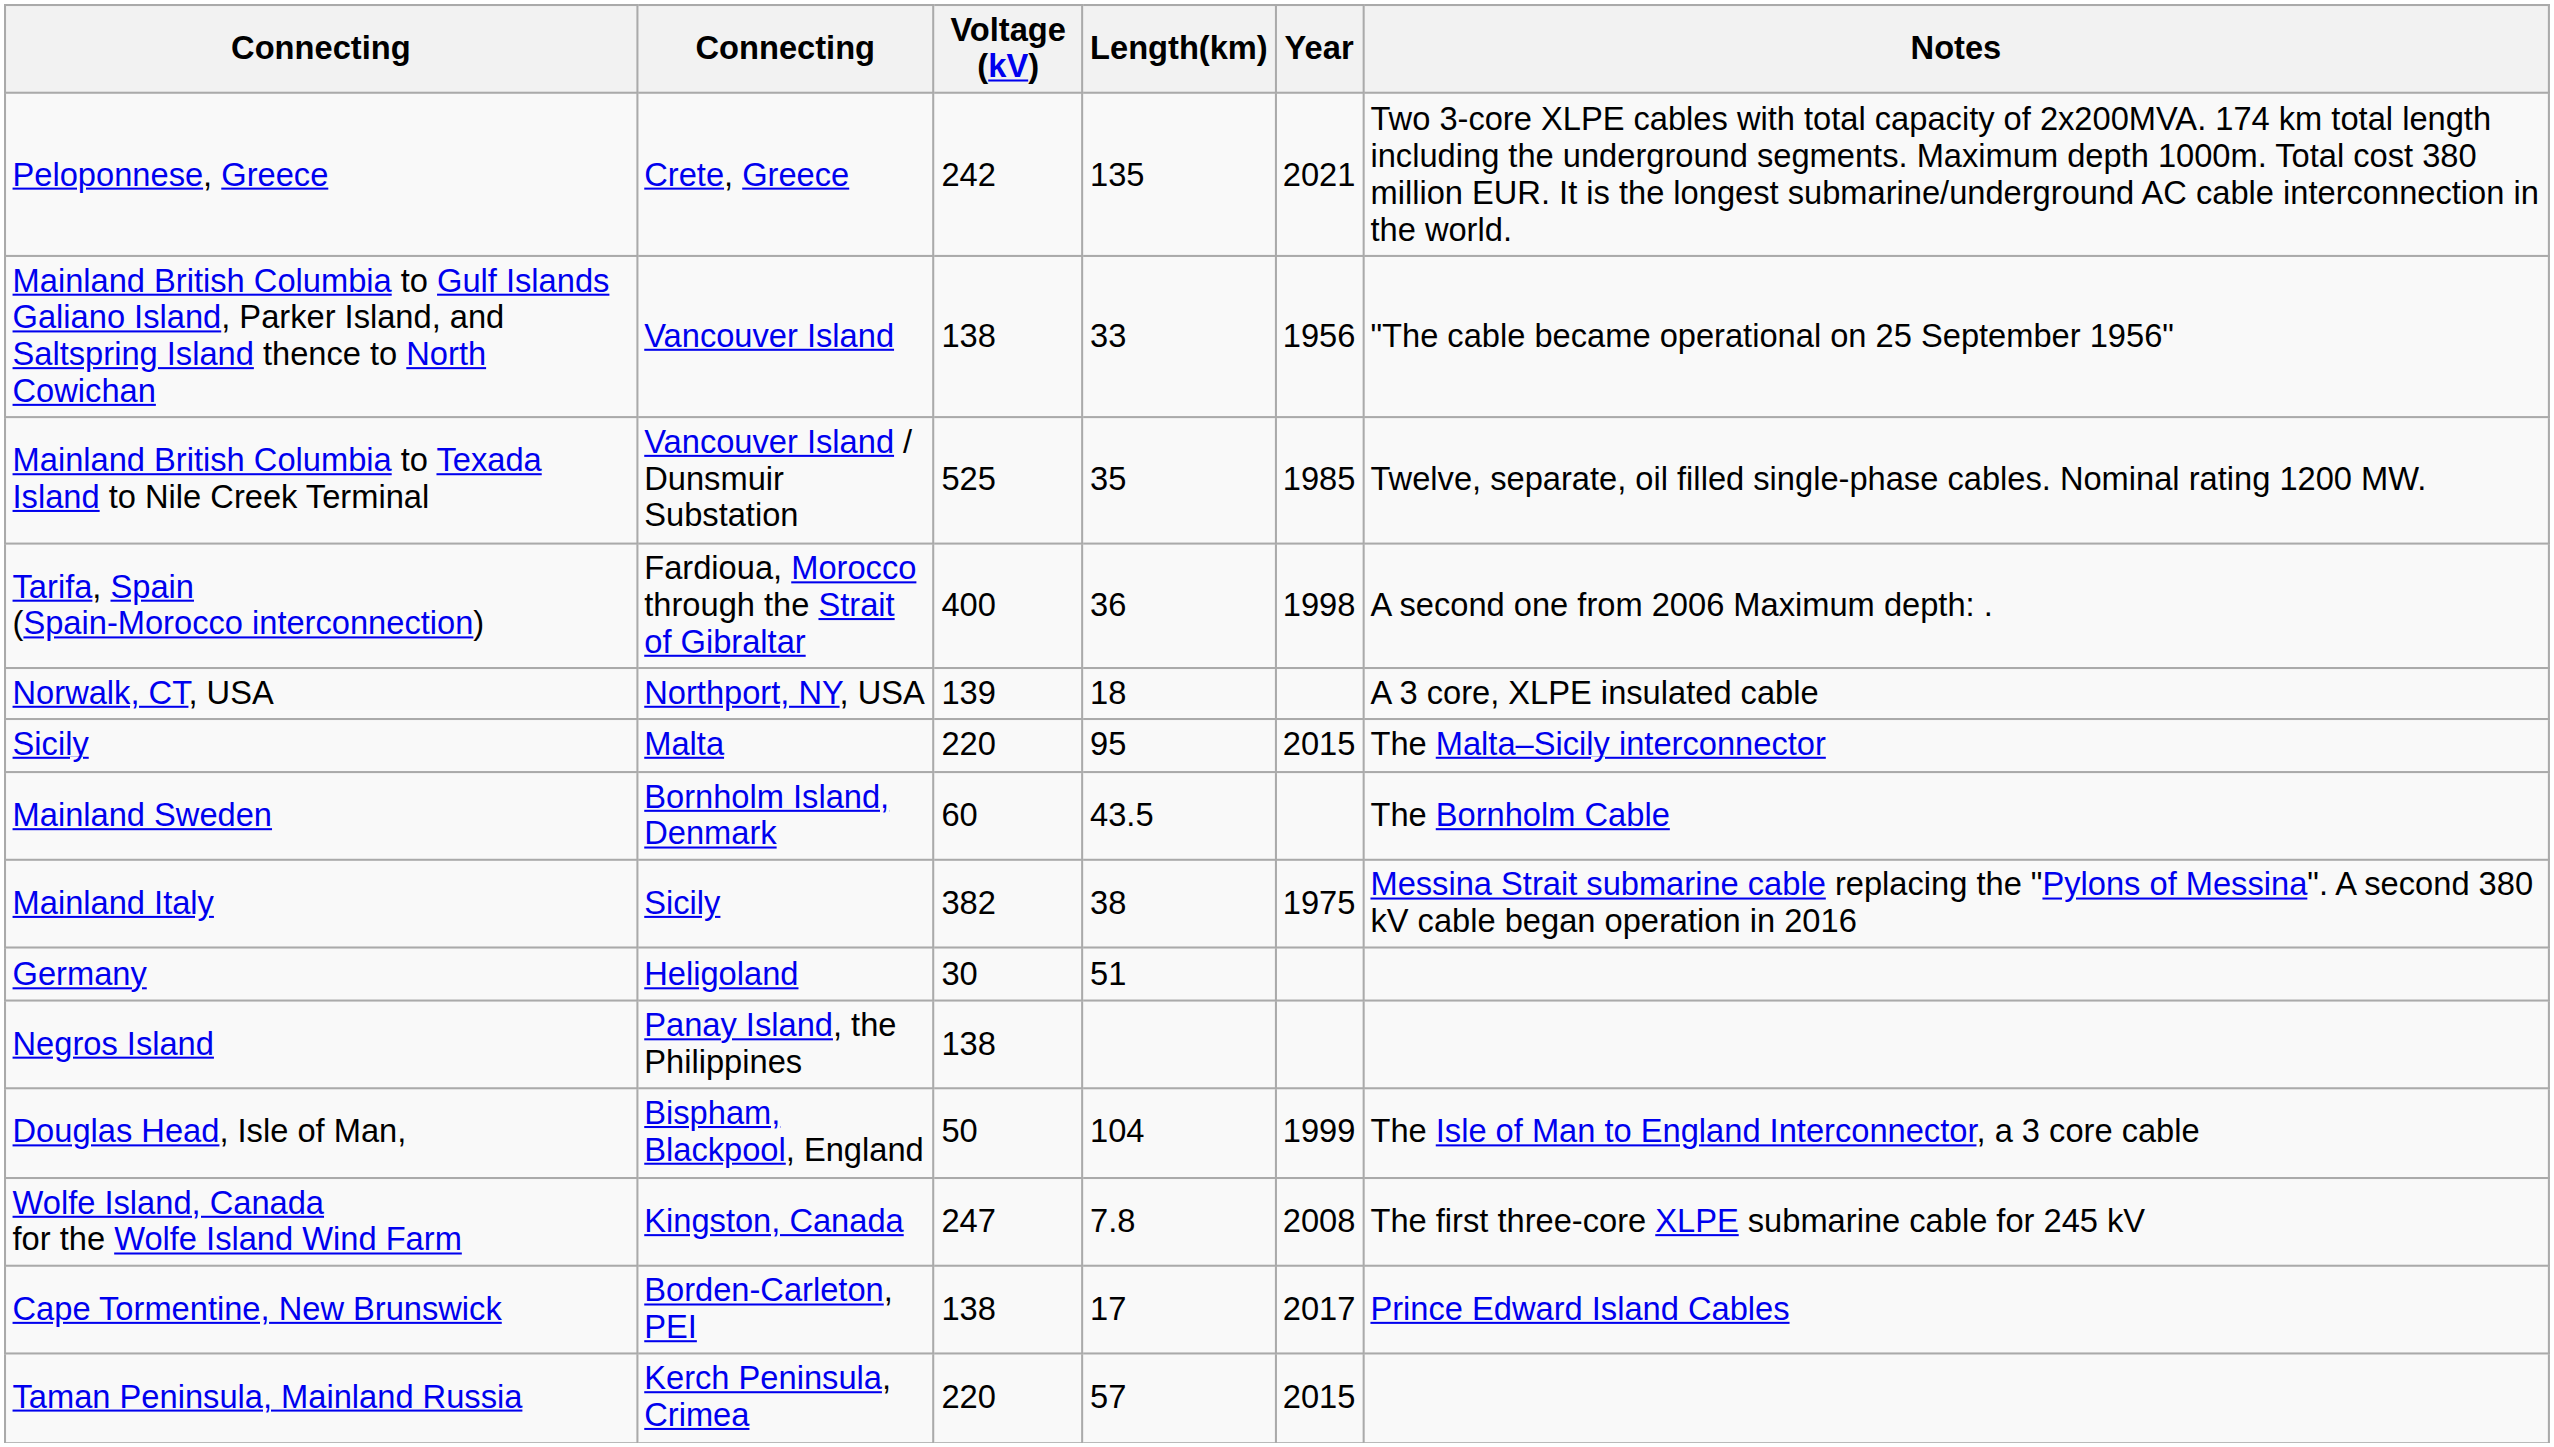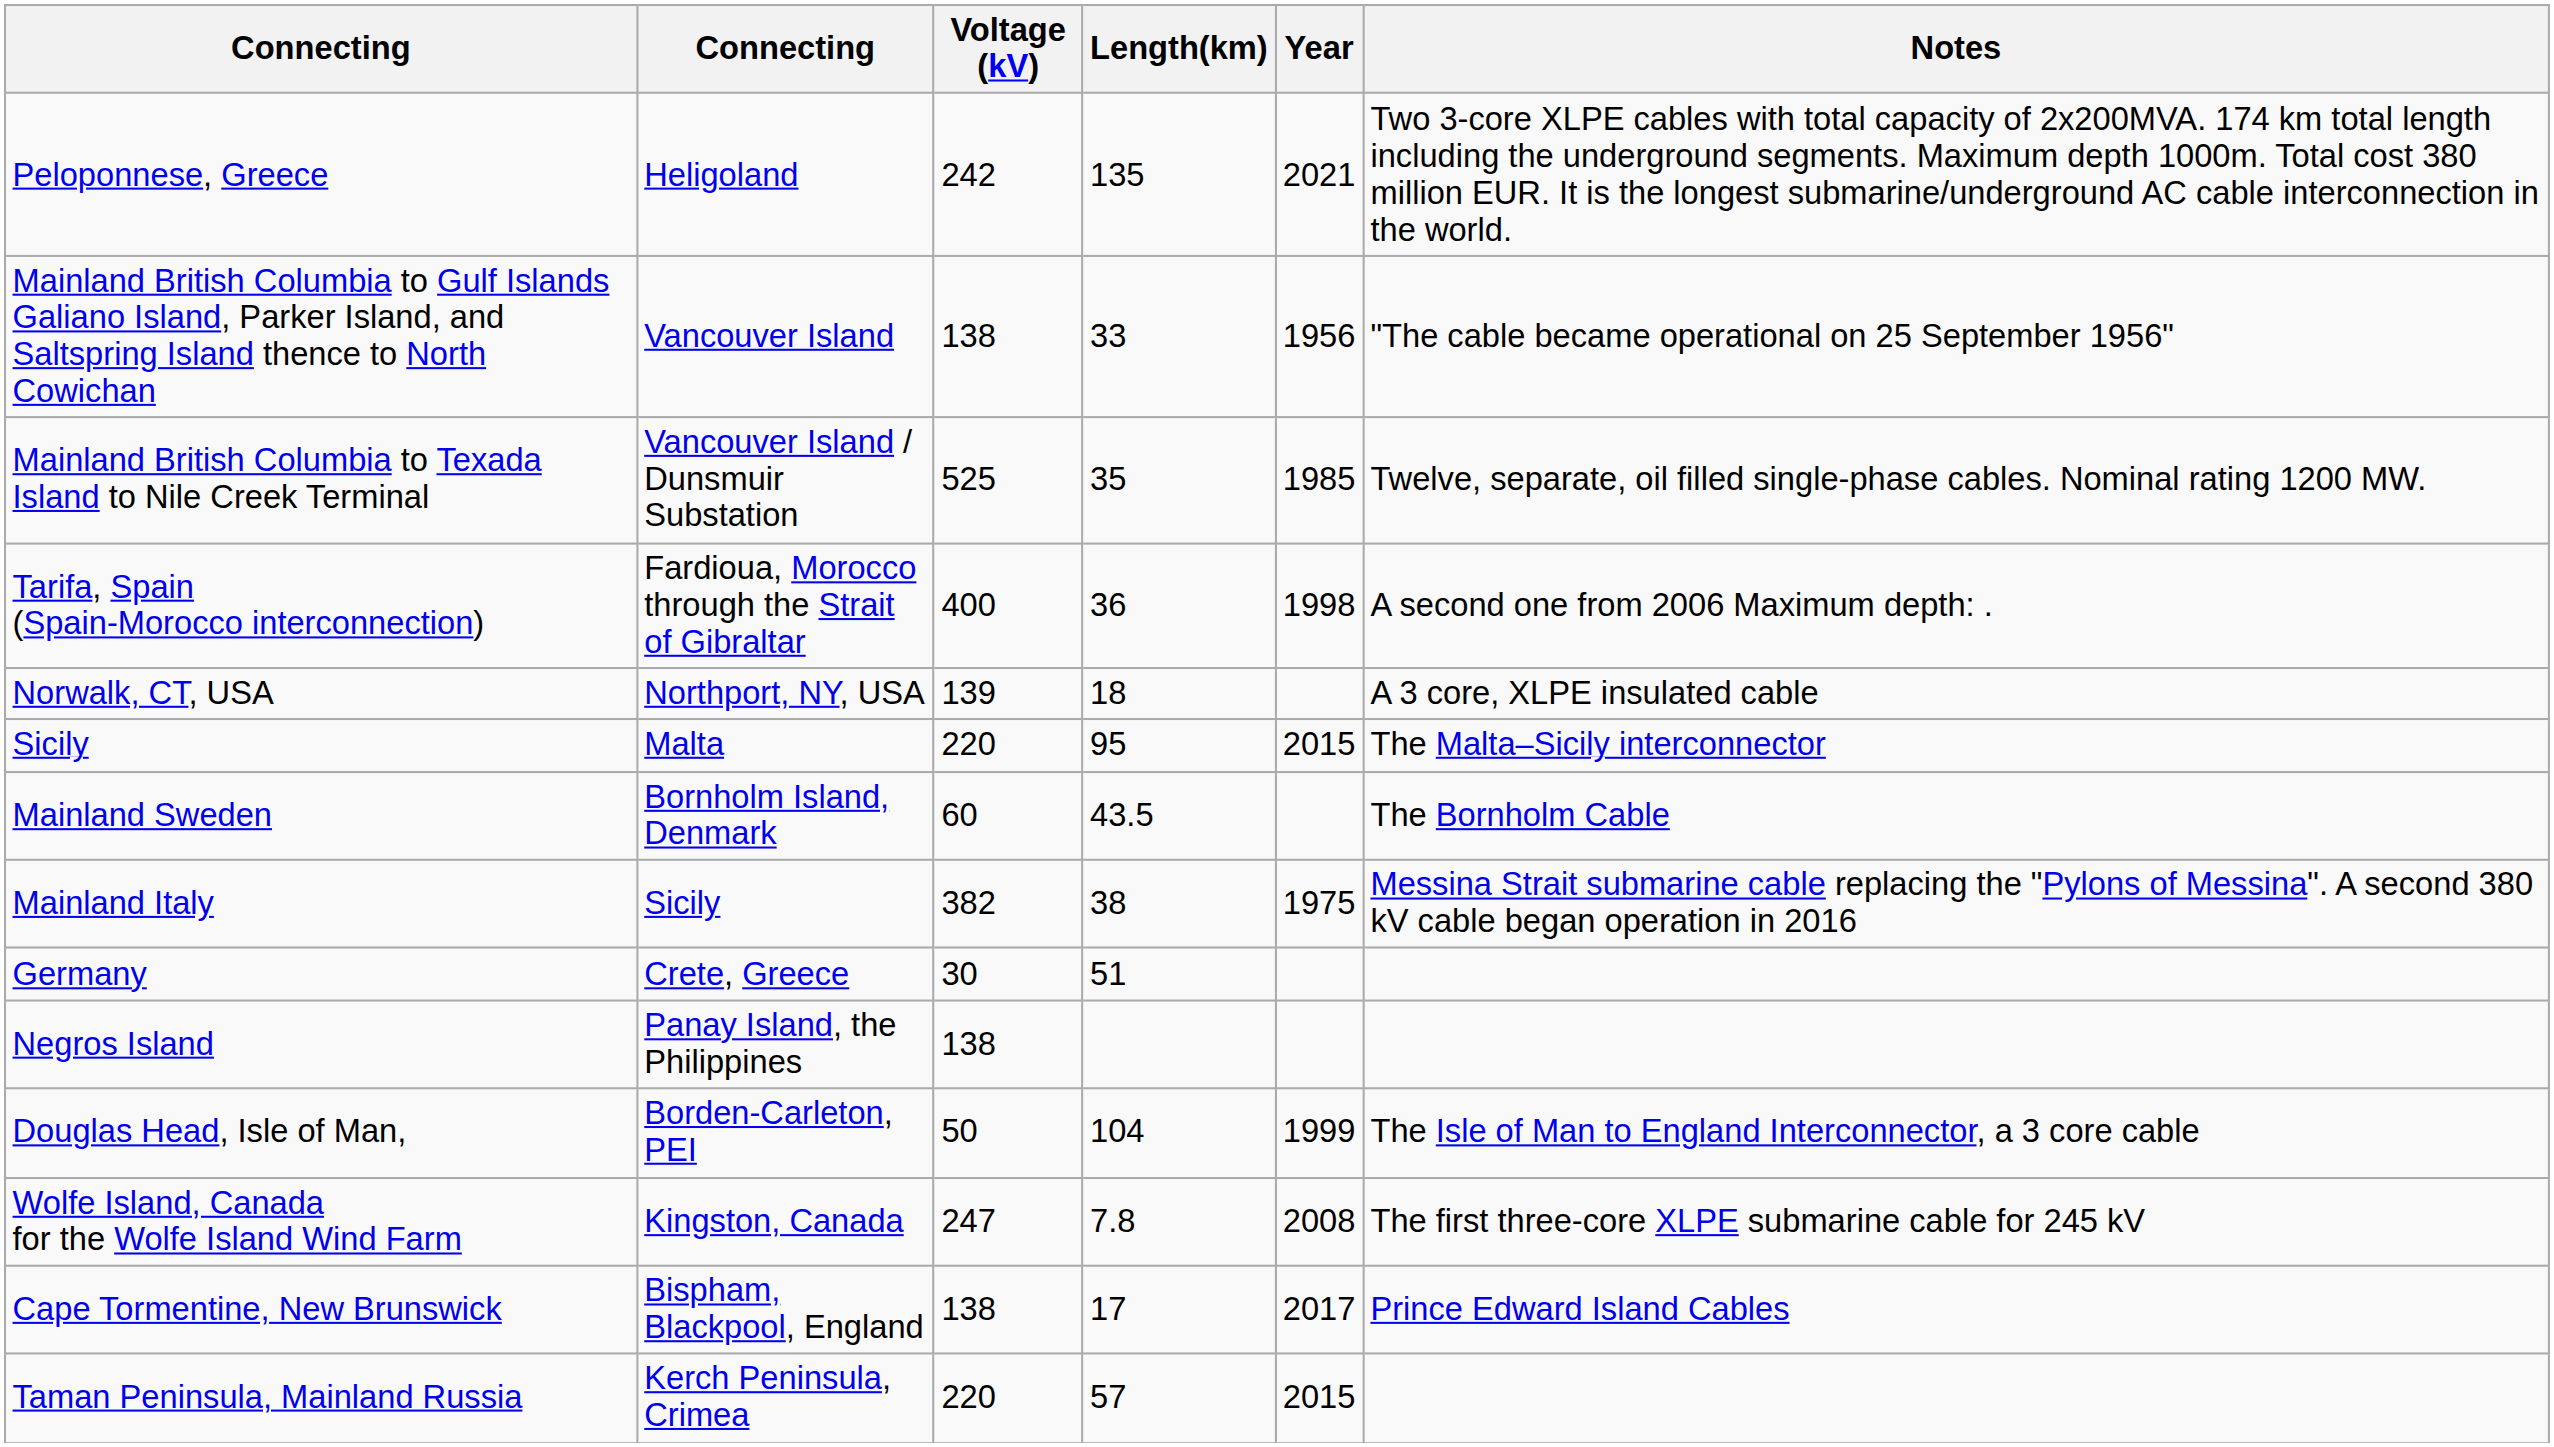(747, 173) Crete, Greece -> (721, 173) Heligoland
(721, 973) Heligoland -> (747, 973) Crete, Greece
(784, 1132) Bispham, Blackpool, England -> (769, 1132) Borden-Carleton, PEI
(769, 1309) Borden-Carleton, PEI -> (784, 1309) Bispham, Blackpool, England
